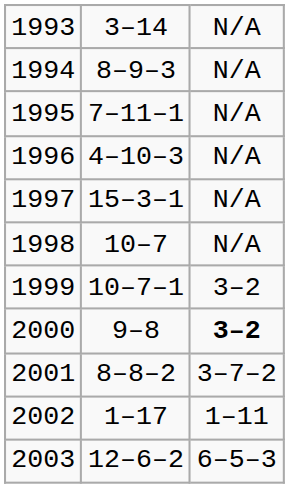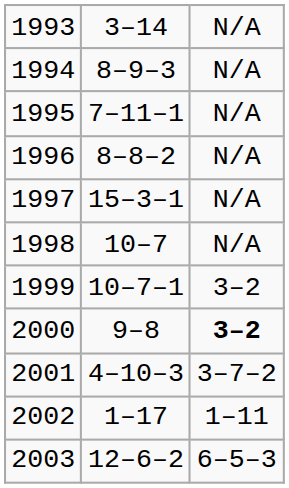(136, 157) 4–10–3 -> (136, 157) 8–8–2
(136, 374) 8–8–2 -> (136, 374) 4–10–3
